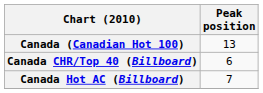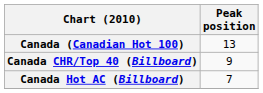(229, 62) 6 -> (229, 62) 9
